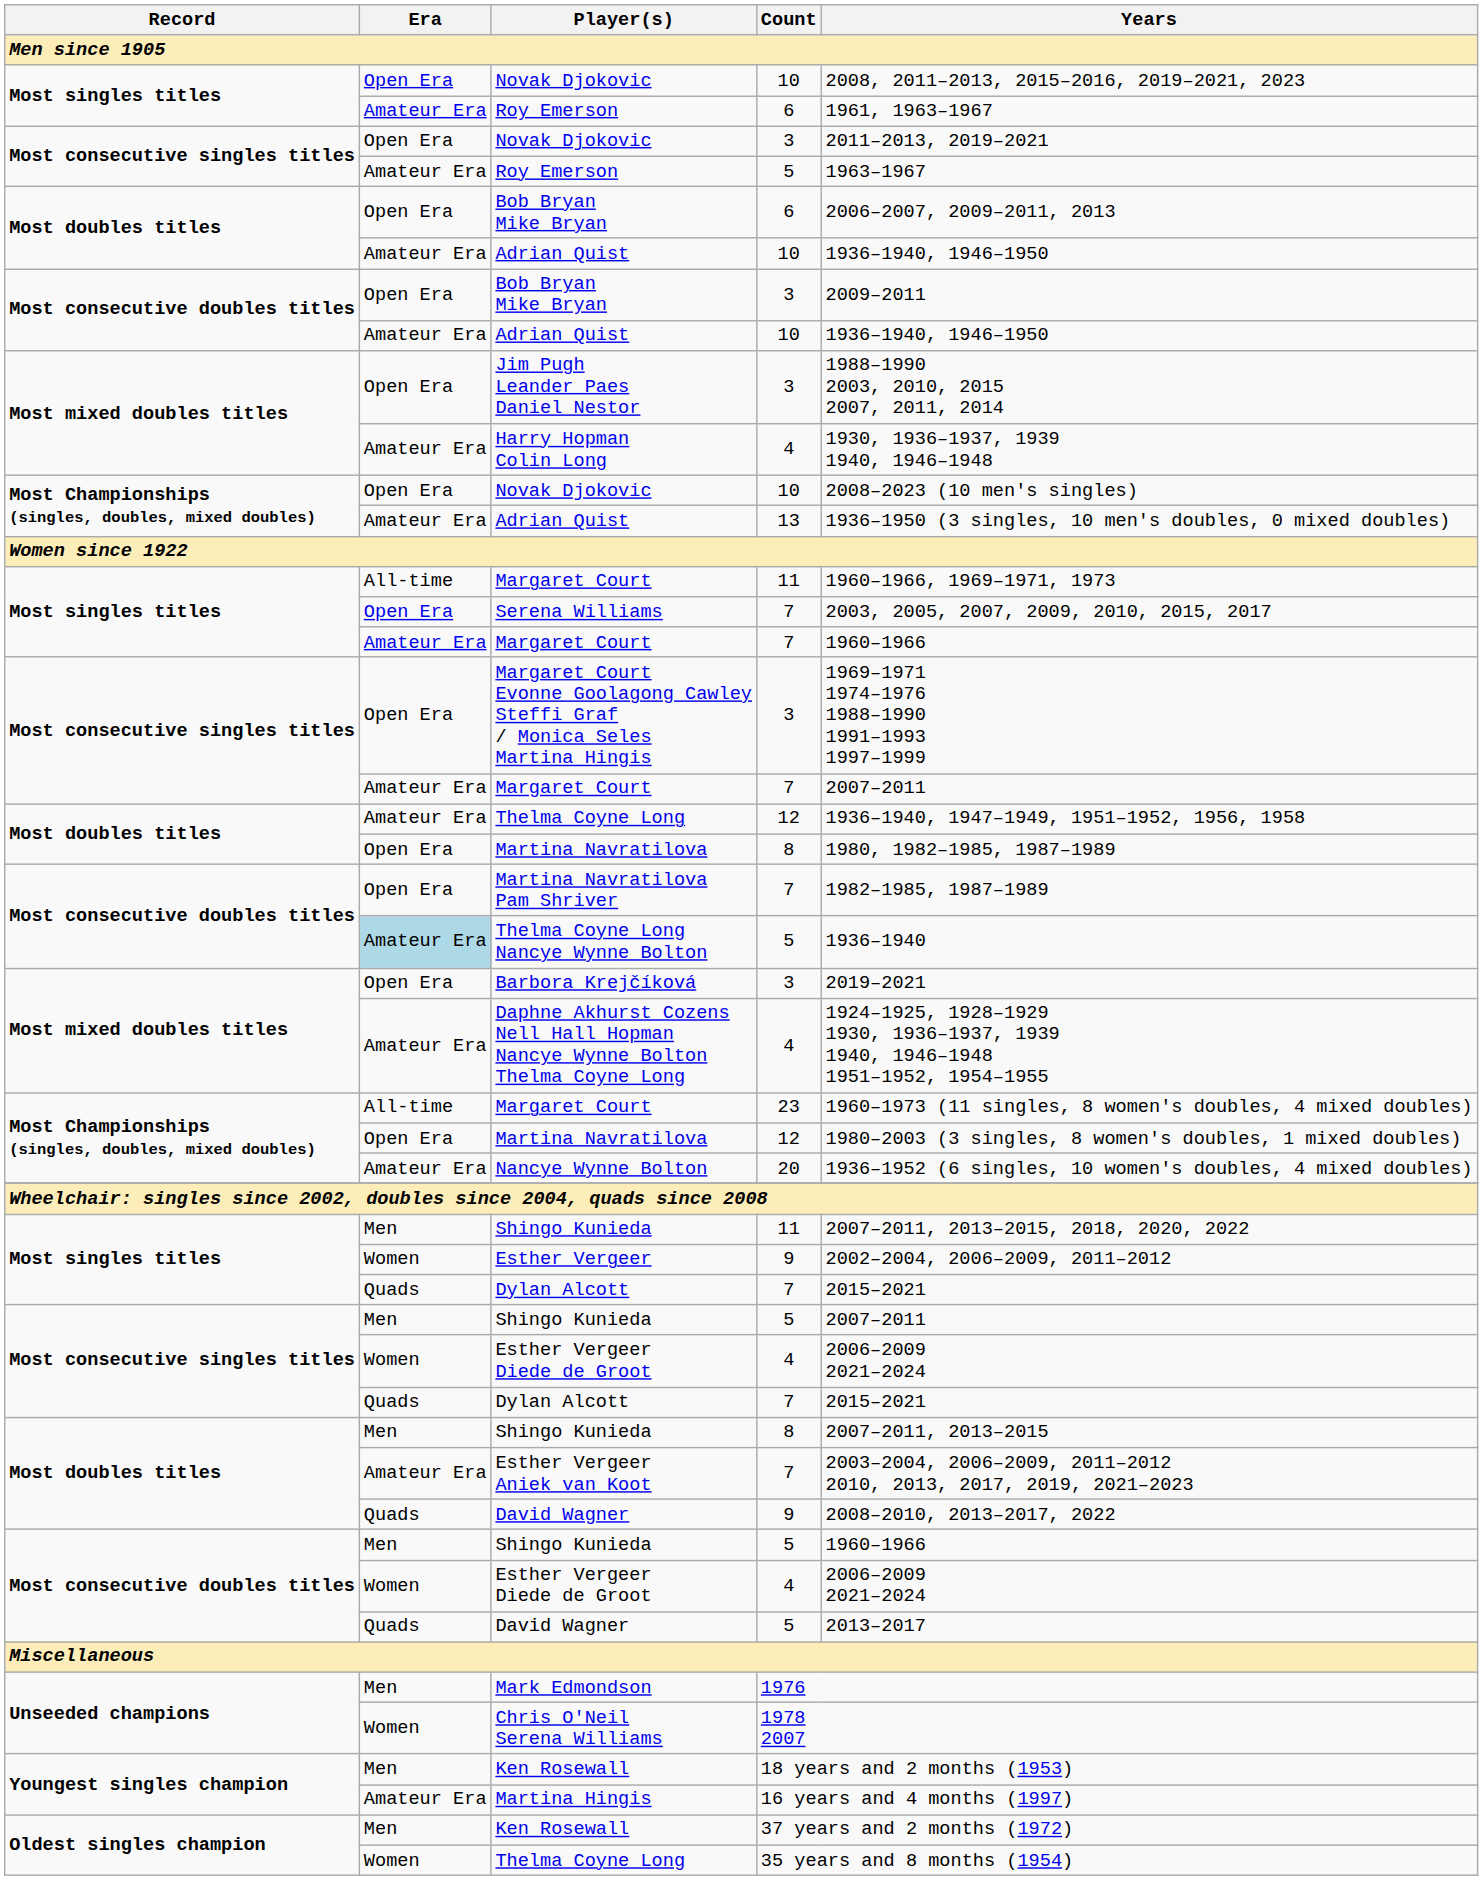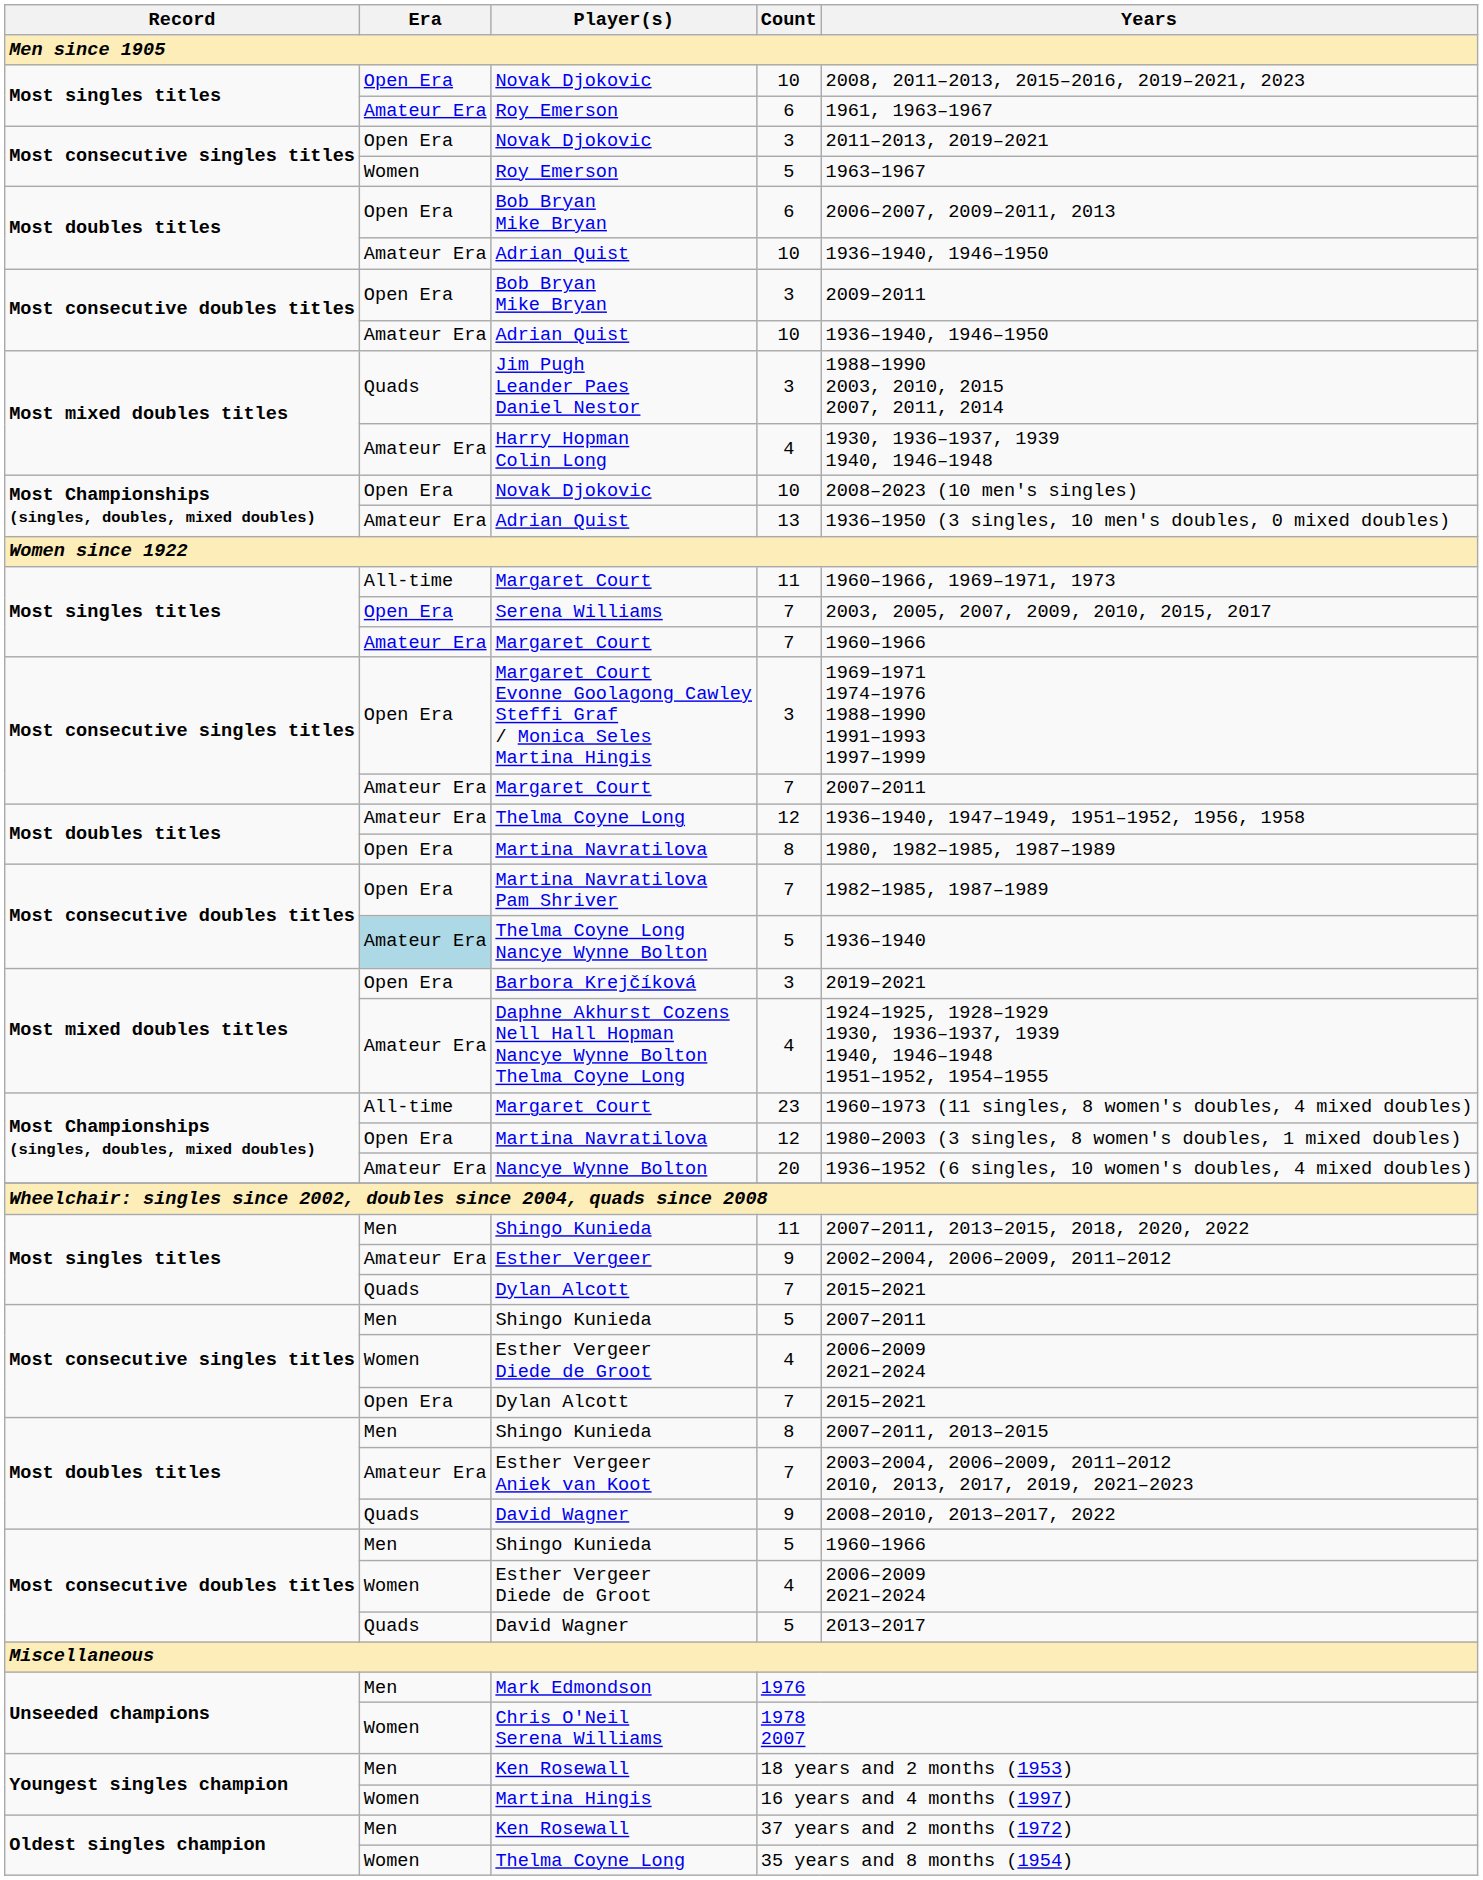(425, 171) Amateur Era -> (392, 171) Women
(408, 387) Open Era -> (392, 387) Quads
(392, 1259) Women -> (425, 1259) Amateur Era
(392, 1402) Quads -> (408, 1402) Open Era
(425, 1800) Amateur Era -> (392, 1800) Women
